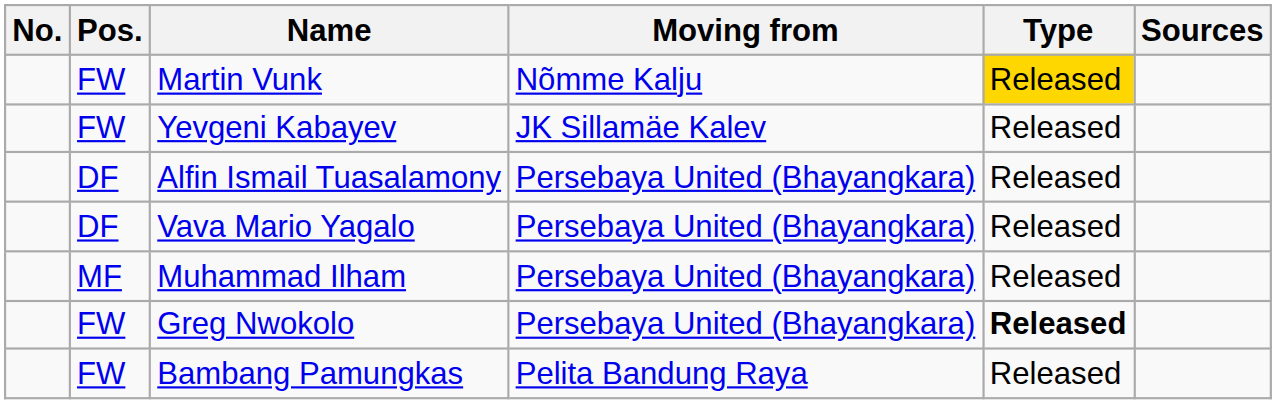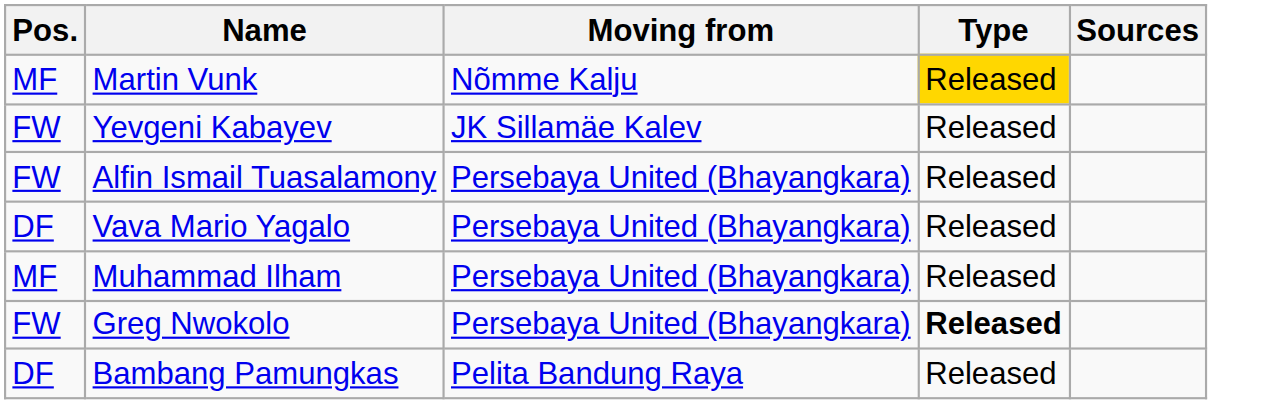- column: (37, 30)
(101, 79) FW -> (35, 79) MF
(98, 177) DF -> (37, 177) FW
(101, 374) FW -> (33, 374) DF
